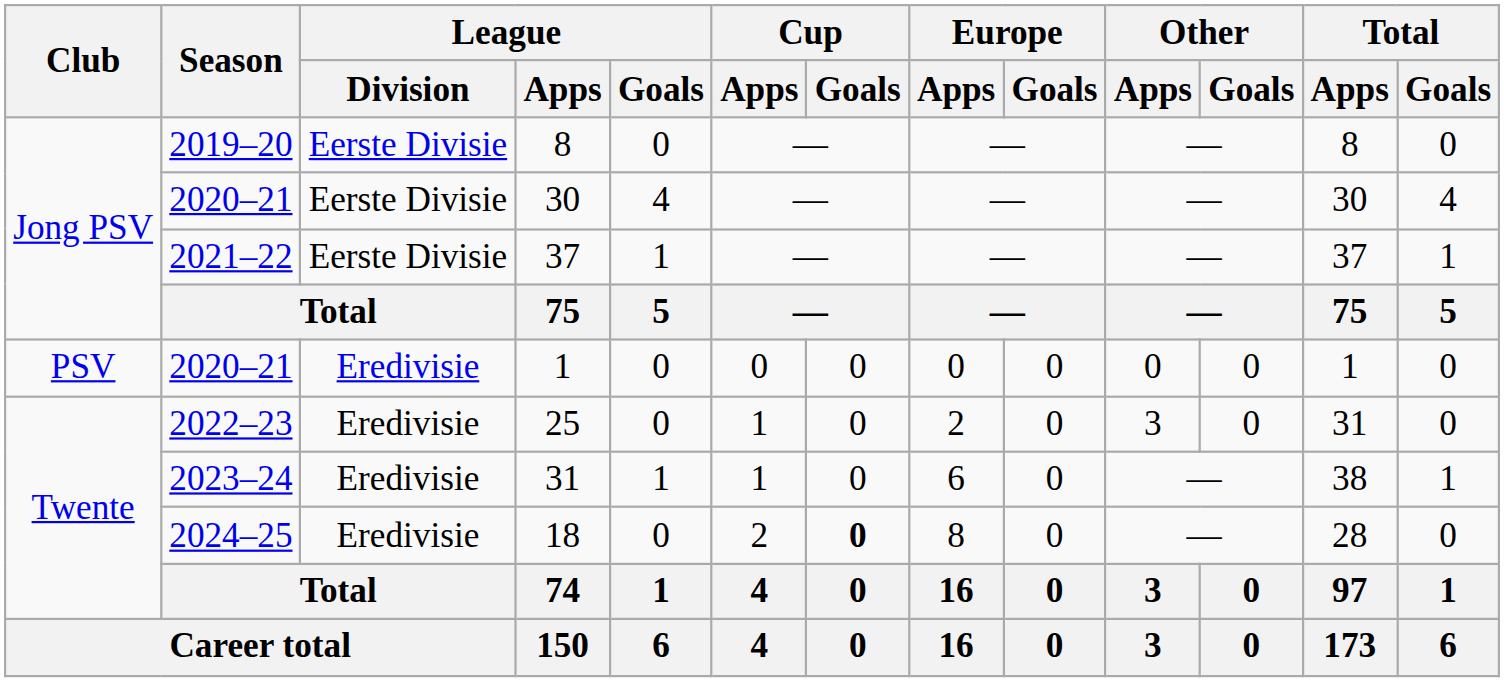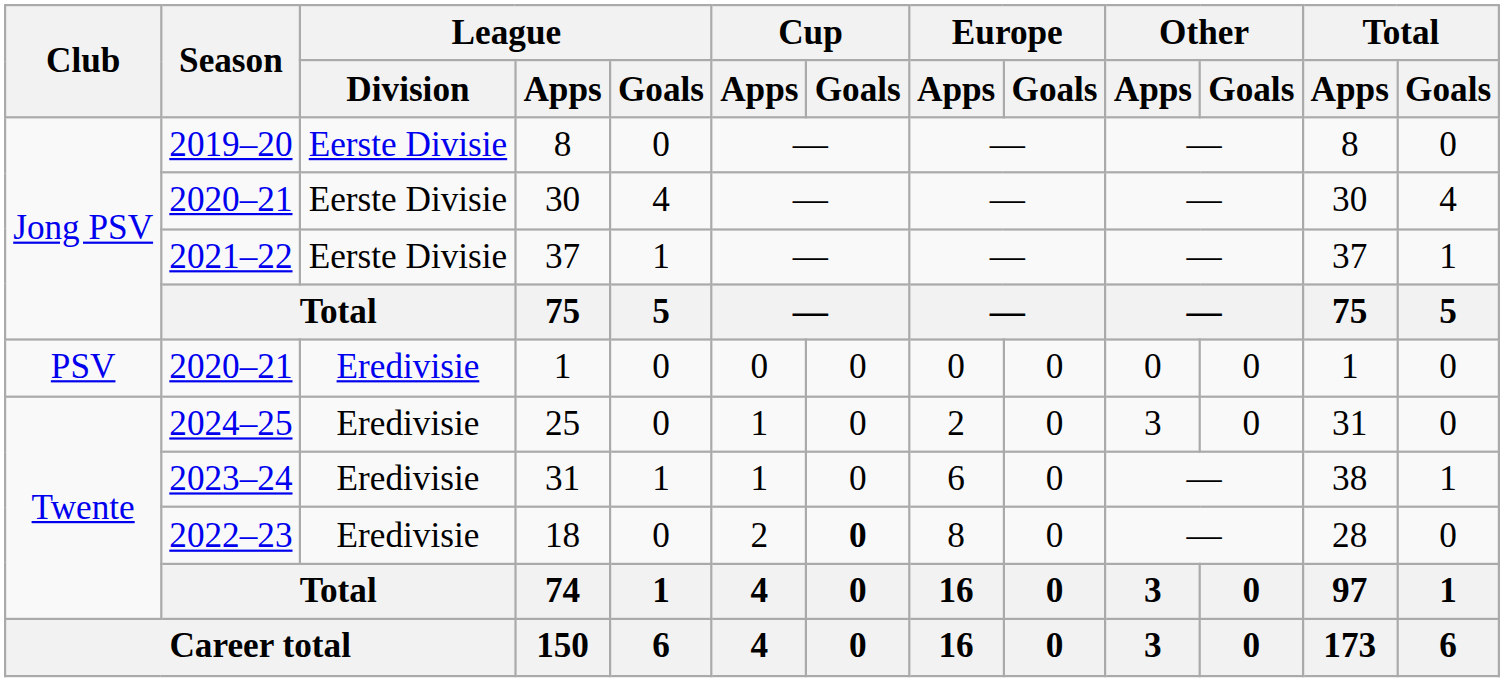(231, 423) 2022–23 -> (231, 423) 2024–25
(231, 534) 2024–25 -> (231, 534) 2022–23
